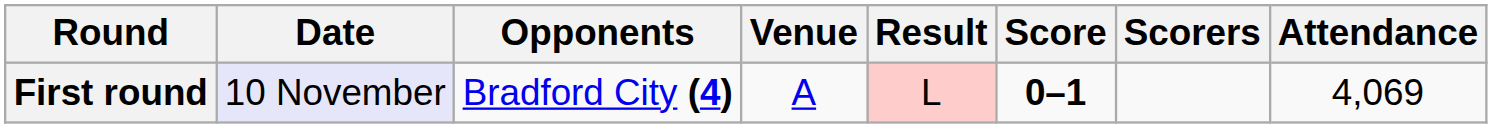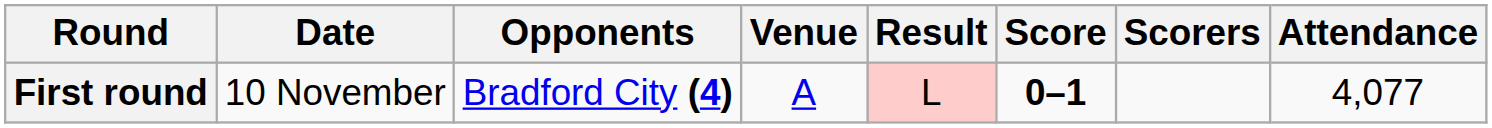(335, 92) lavender background -> (335, 92) no background
(1378, 92) 4,069 -> (1378, 92) 4,077
